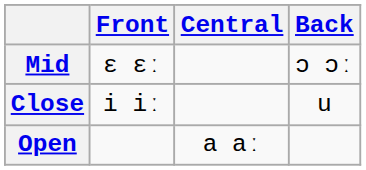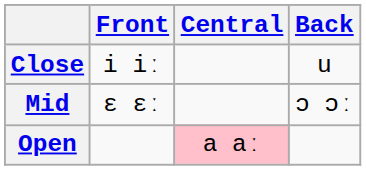rows swapped: (47, 105) <-> (47, 65)
(232, 144) no background -> (232, 144) pink background
